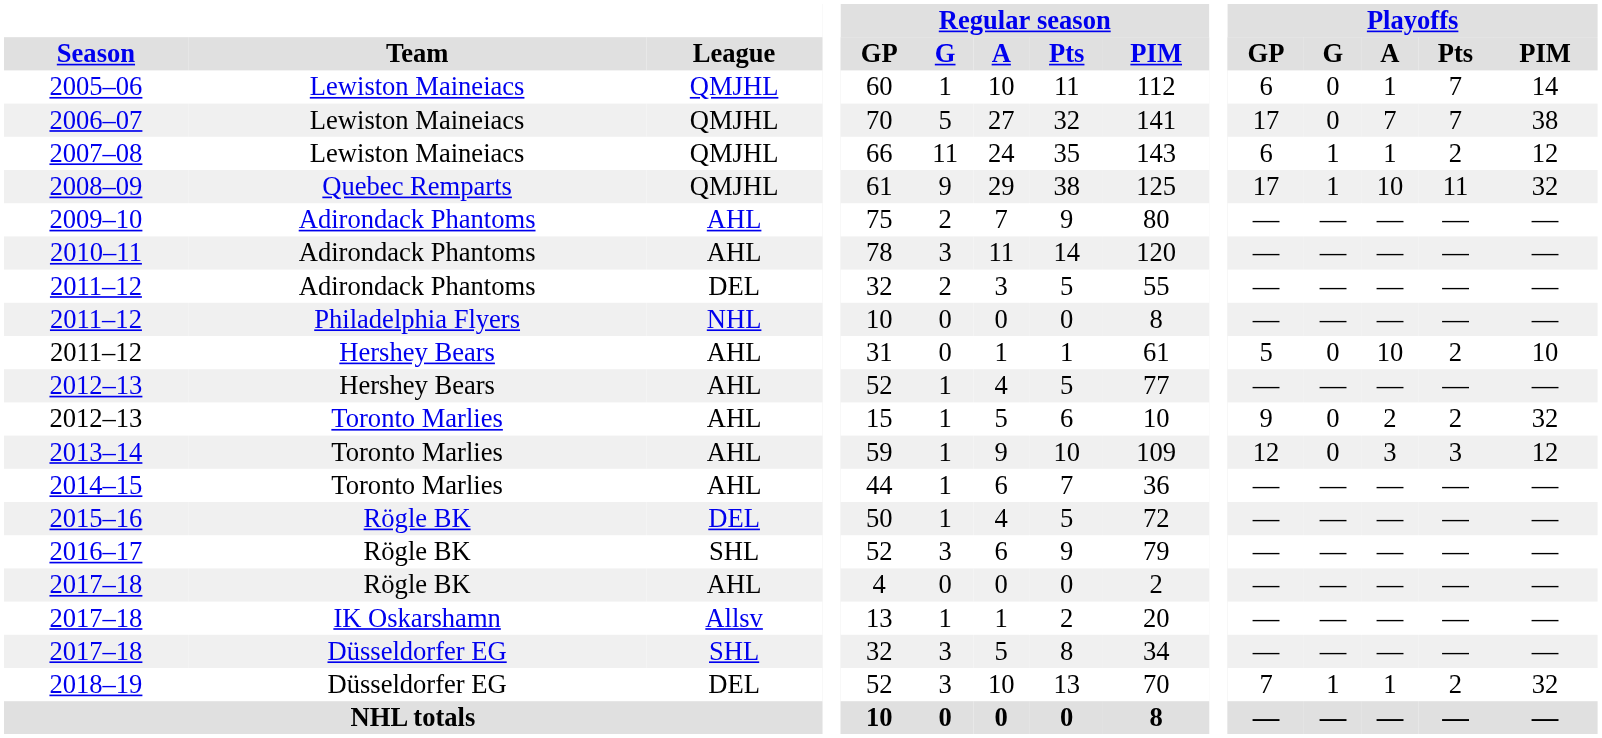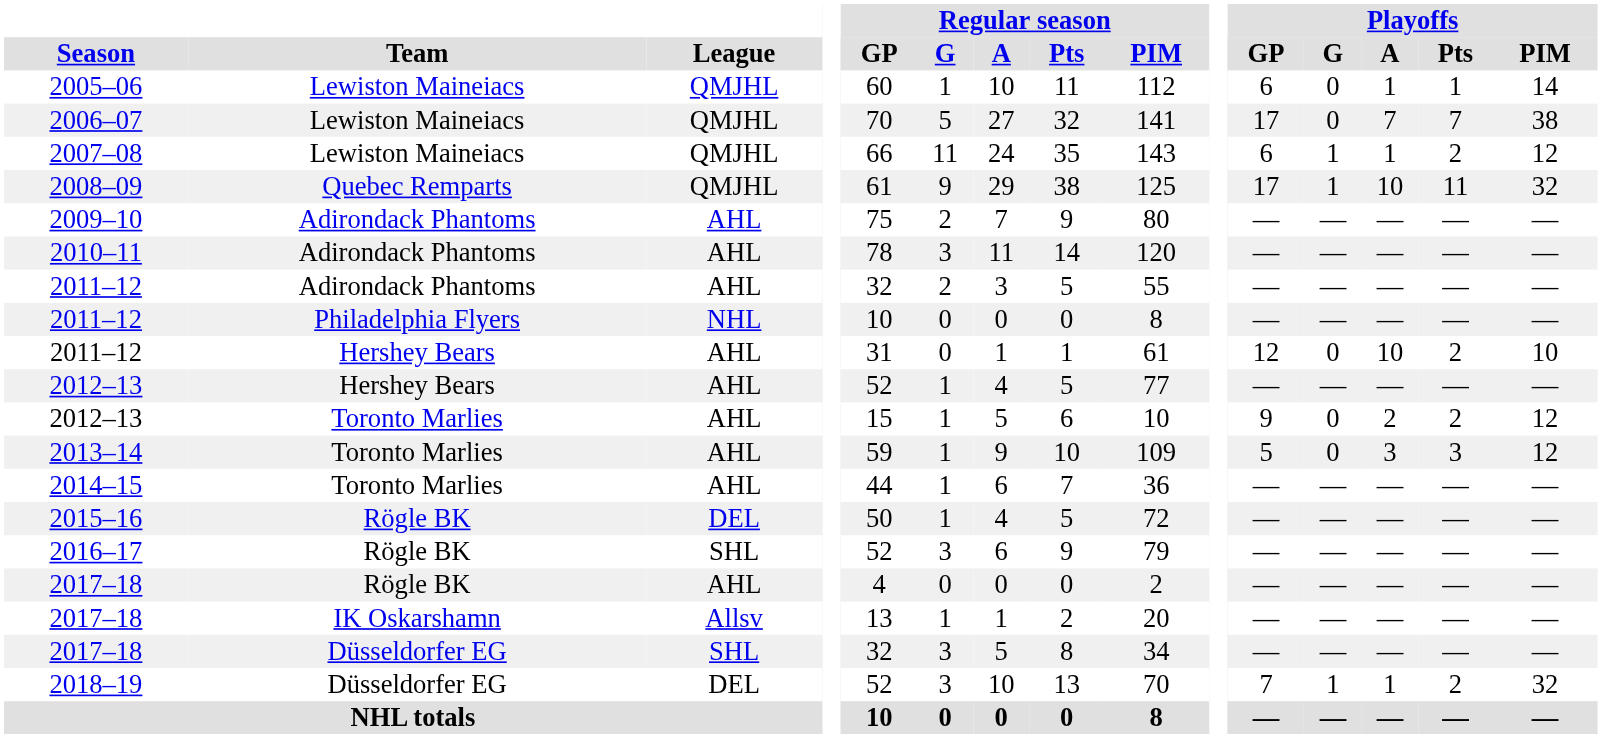(1455, 86) 7 -> (1455, 86) 1
(734, 285) DEL -> (734, 285) AHL
(1266, 352) 5 -> (1266, 352) 12
(1545, 418) 32 -> (1545, 418) 12
(1266, 451) 12 -> (1266, 451) 5
